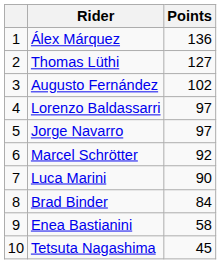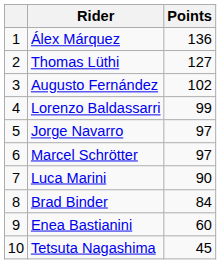(204, 109) 97 -> (204, 109) 99
(204, 155) 92 -> (204, 155) 97
(204, 224) 58 -> (204, 224) 60
